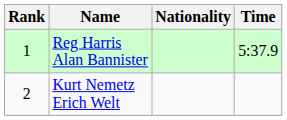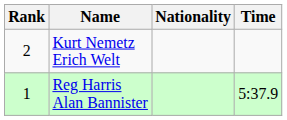rows swapped: (100, 51) <-> (94, 94)
